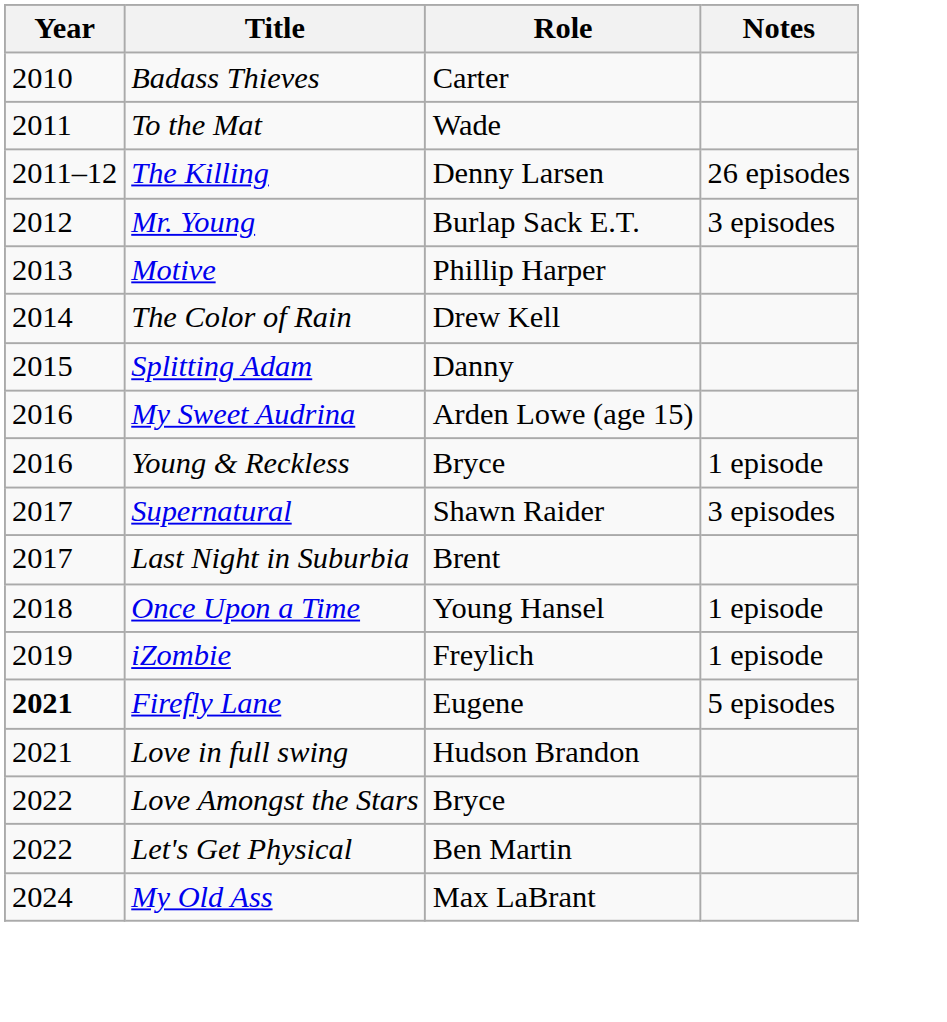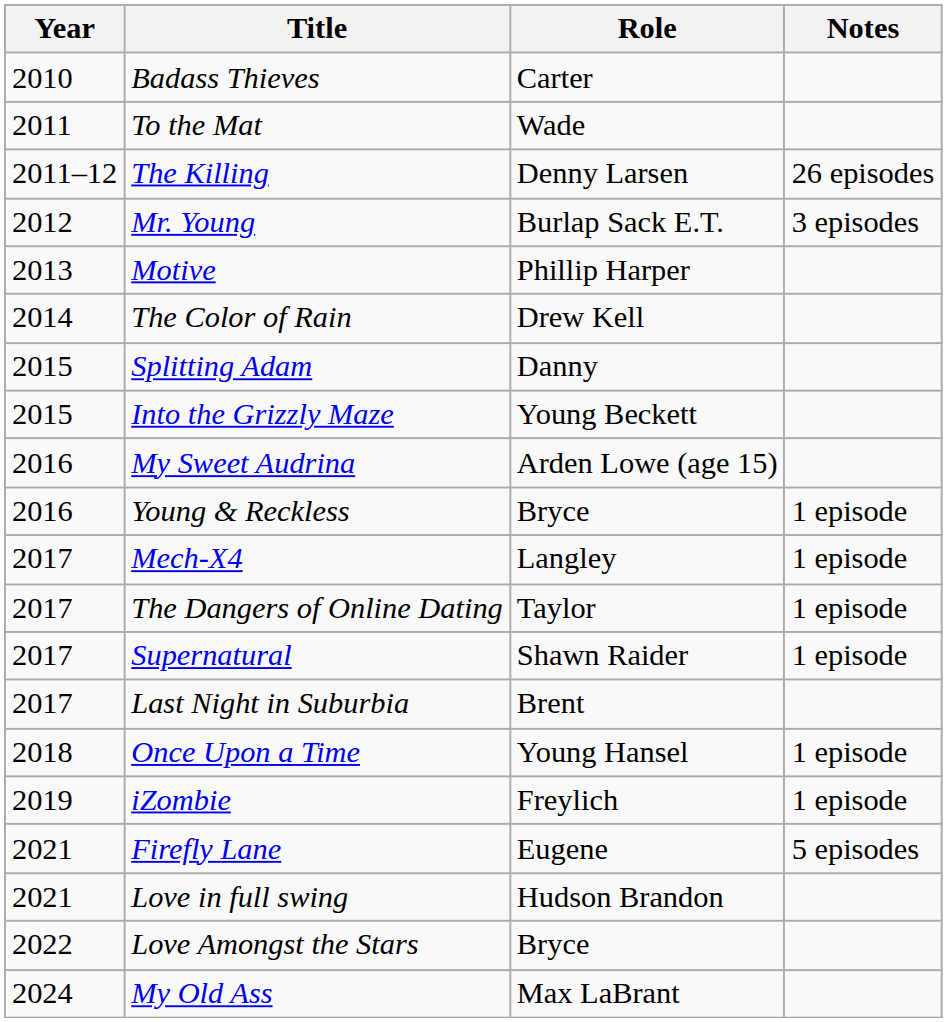+ row: (263, 414)
+ row: (187, 558)
+ row: (317, 607)
(771, 510) 3 episodes -> (849, 655) 1 episode
(42, 703) bold -> (42, 848) normal
- row: (242, 848)
